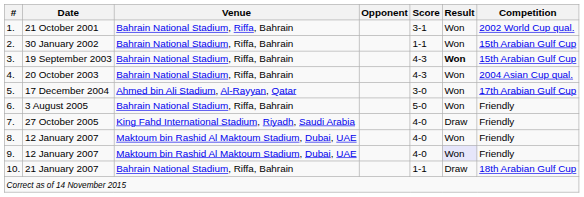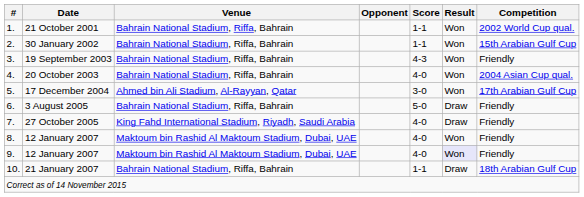(420, 28) 3-1 -> (420, 28) 1-1
(455, 59) bold -> (454, 59) normal
(528, 59) 15th Arabian Gulf Cup -> (497, 59) Friendly
(420, 75) 4-3 -> (420, 75) 4-0
(454, 106) Won -> (456, 106) Draw
